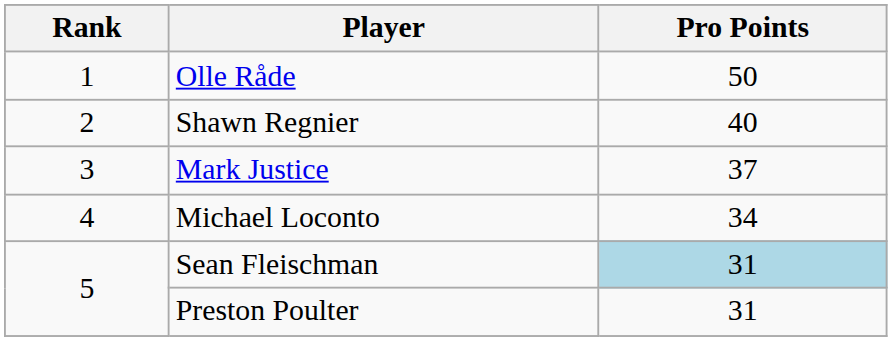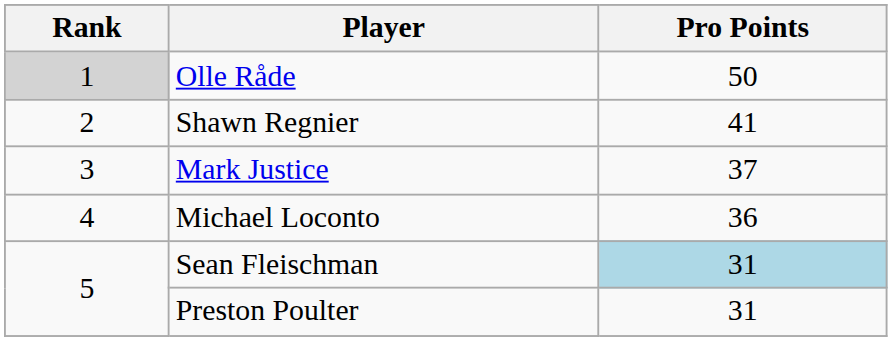(87, 75) no background -> (87, 75) lightgrey background
(743, 122) 40 -> (743, 122) 41
(743, 216) 34 -> (743, 216) 36
